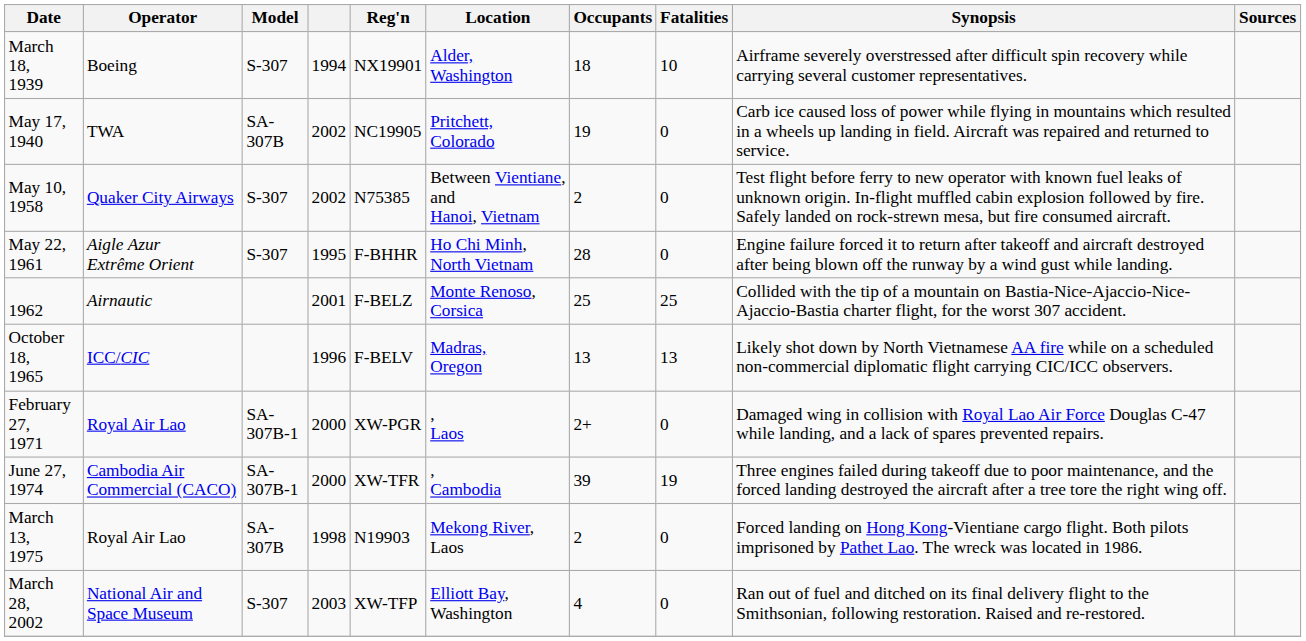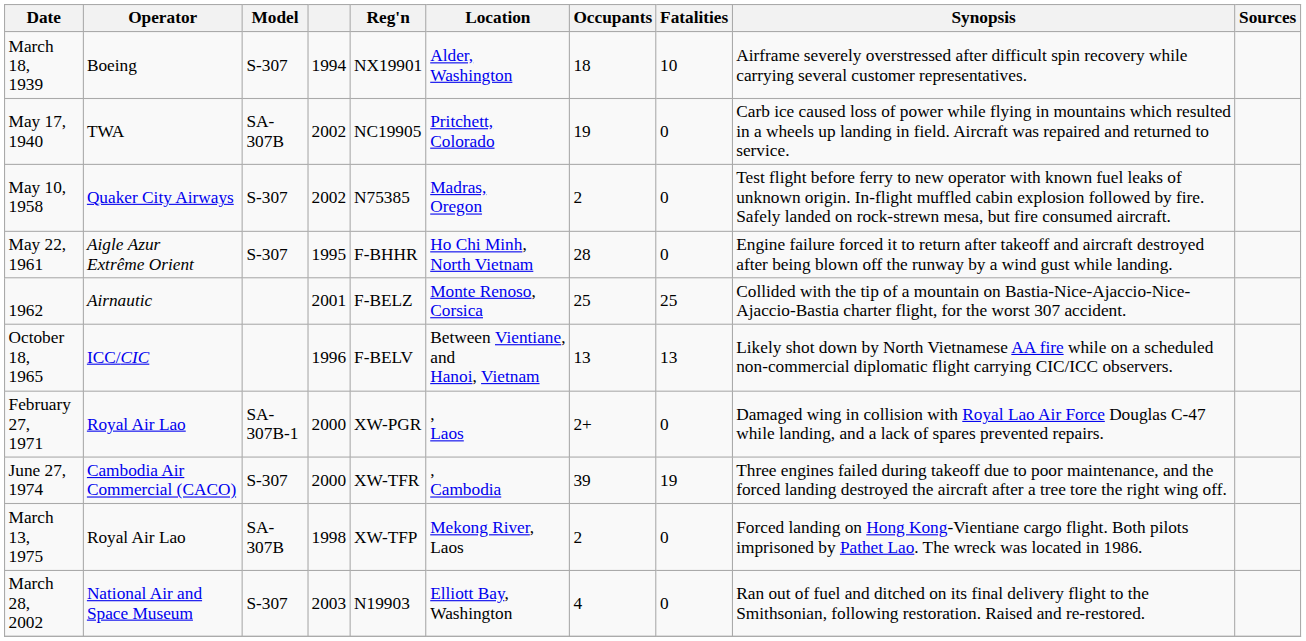(498, 197) Between Vientiane, and Hanoi, Vietnam -> (458, 197) Madras, Oregon
(458, 357) Madras, Oregon -> (498, 357) Between Vientiane, and Hanoi, Vietnam
(272, 480) SA-307B-1 -> (267, 480) S-307
(382, 537) N19903 -> (386, 537) XW-TFP
(386, 603) XW-TFP -> (382, 603) N19903
